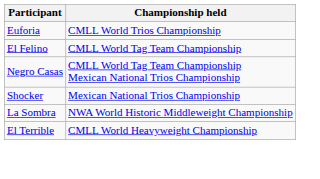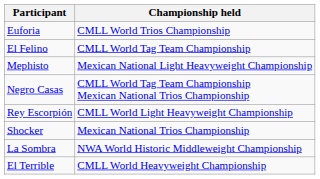+ row: (28, 65)
+ row: (40, 113)
